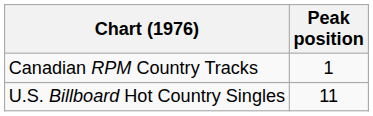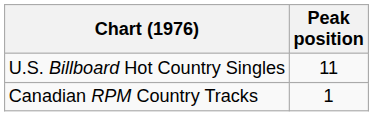rows swapped: (147, 96) <-> (133, 67)
